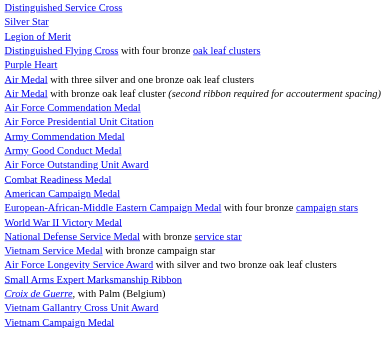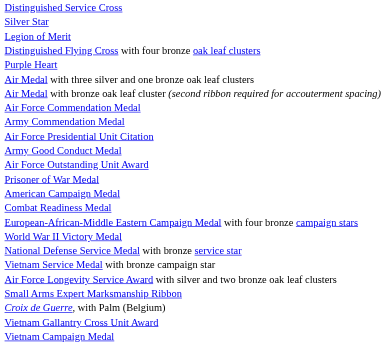rows swapped: (65, 136) <-> (79, 122)
+ row: (52, 179)
rows swapped: (58, 179) <-> (62, 193)
